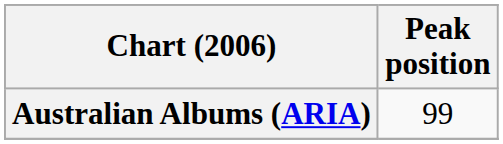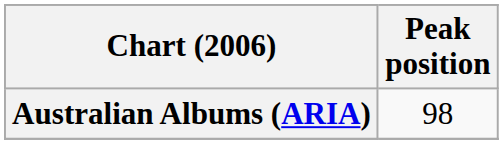(438, 113) 99 -> (438, 113) 98
